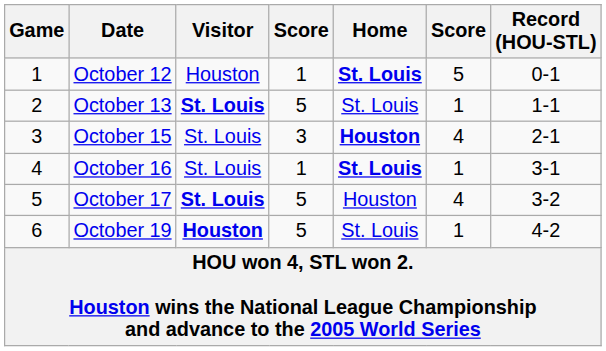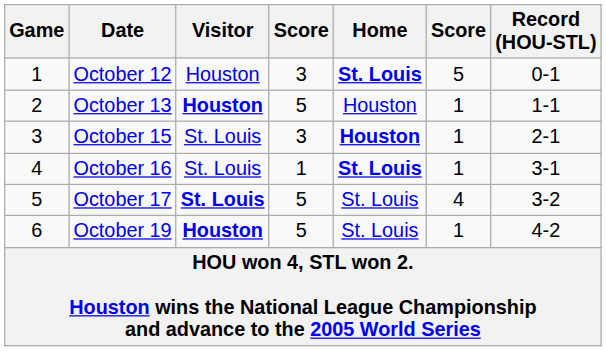(301, 74) 1 -> (301, 74) 3
(223, 105) St. Louis -> (223, 105) Houston
(380, 105) St. Louis -> (380, 105) Houston
(458, 136) 4 -> (458, 136) 1
(380, 199) Houston -> (380, 199) St. Louis
